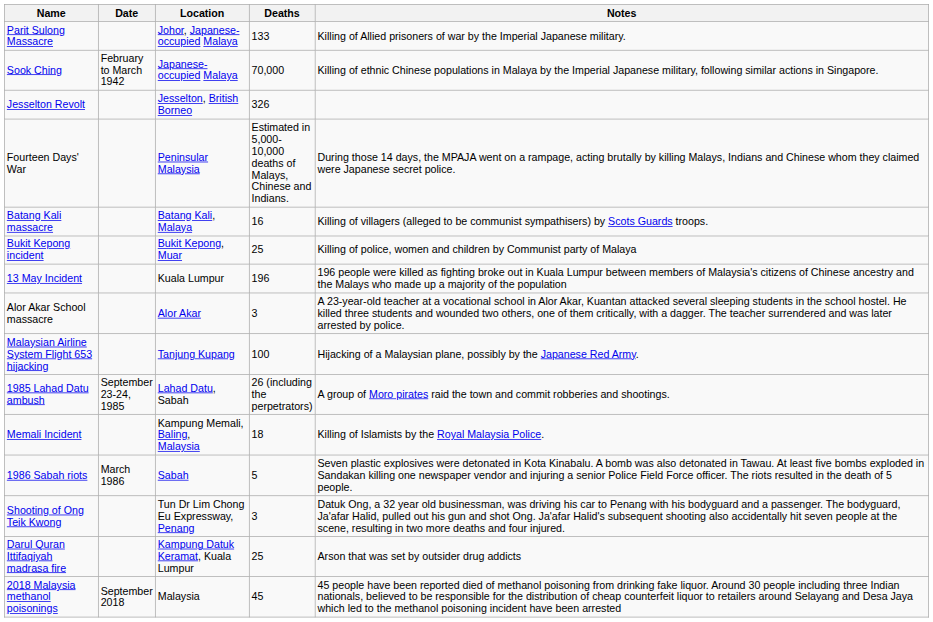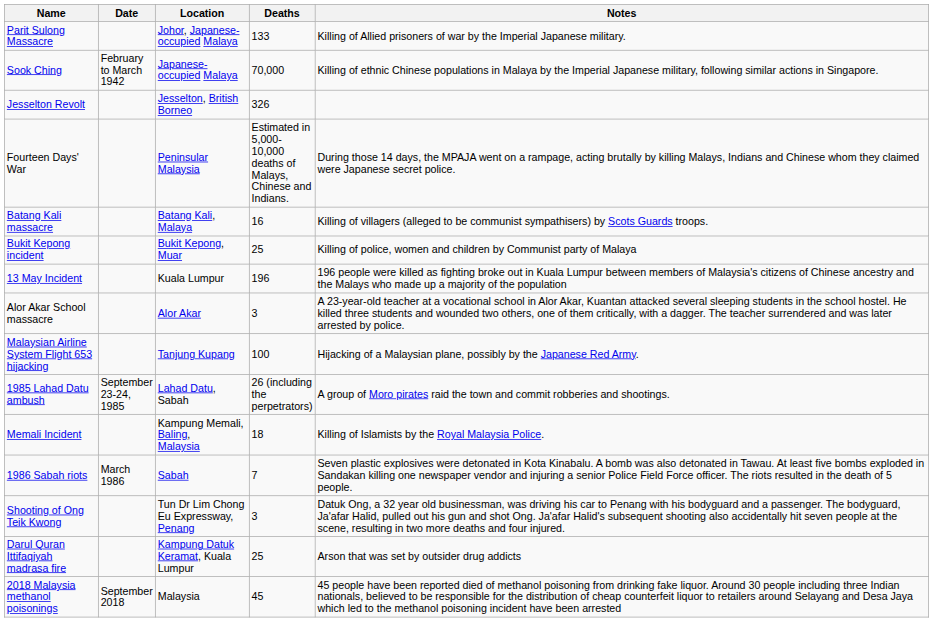(255, 476) 5 -> (255, 476) 7
